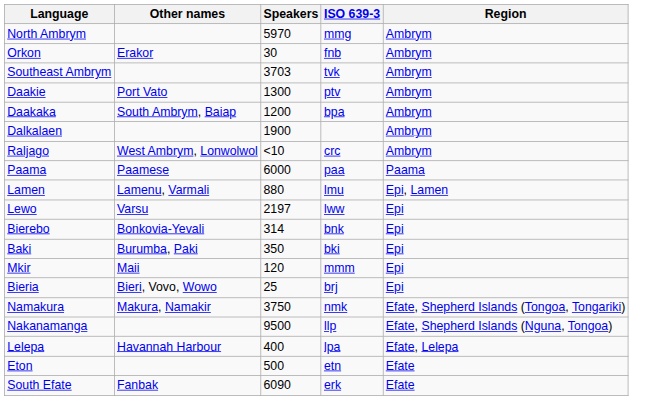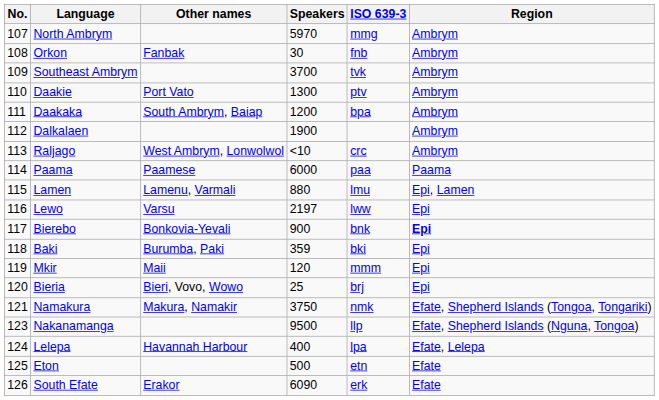+ column: (17, 14)
(135, 53) Erakor -> (164, 53) Fanbak
(277, 72) 3703 -> (303, 72) 3700
(274, 229) 314 -> (300, 229) 900
(395, 229) normal -> (422, 229) bold
(274, 248) 350 -> (300, 248) 359
(138, 385) Fanbak -> (161, 385) Erakor
